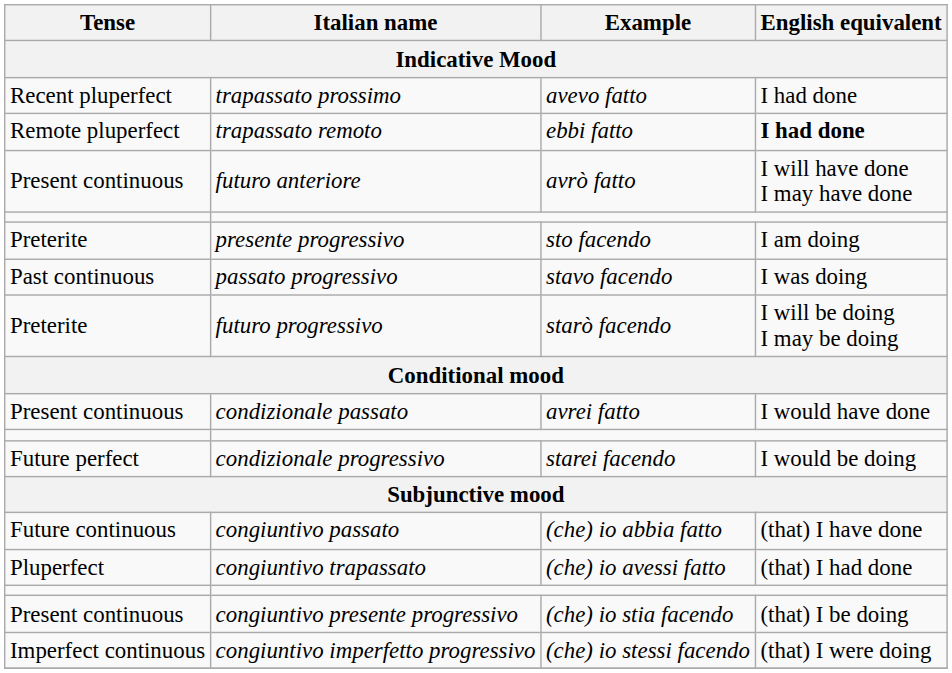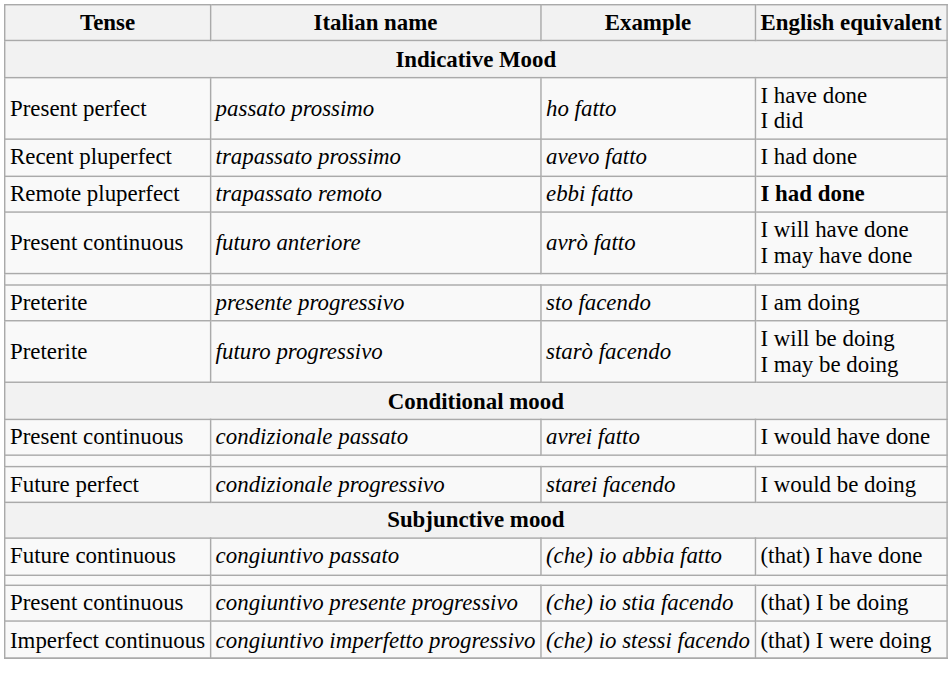+ row: (295, 108)
- row: (307, 276)
- row: (321, 566)
